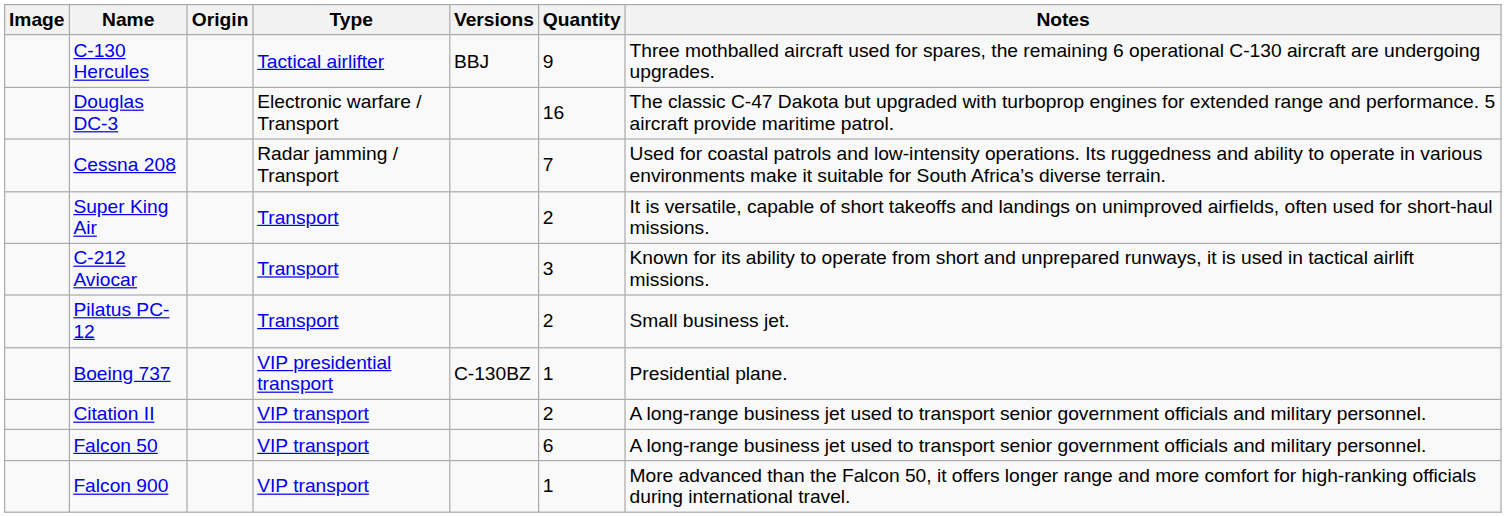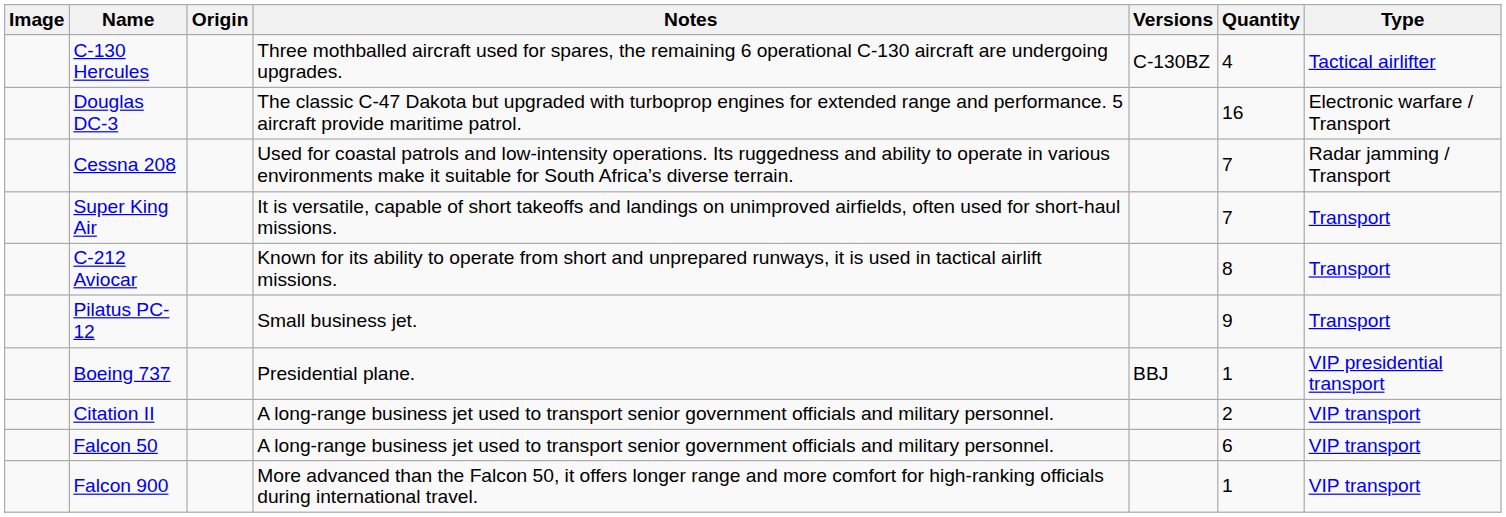columns swapped: (351, 19) <-> (1063, 19)
(472, 60) BBJ -> (1172, 60) C-130BZ
(548, 60) 9 -> (1227, 60) 4
(548, 217) 2 -> (1227, 217) 7
(548, 269) 3 -> (1227, 269) 8
(548, 321) 2 -> (1227, 321) 9
(492, 373) C-130BZ -> (1151, 373) BBJ
